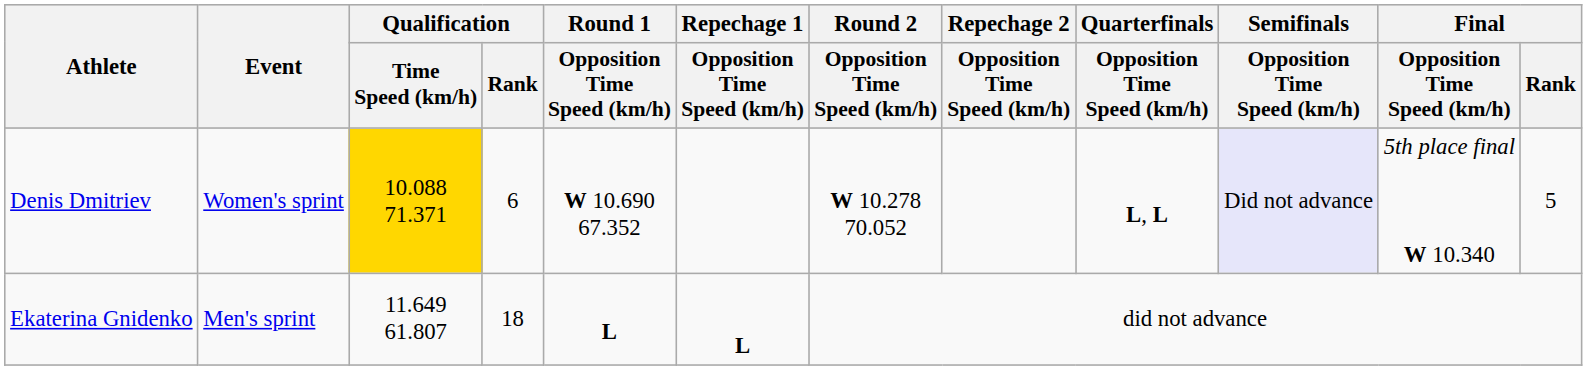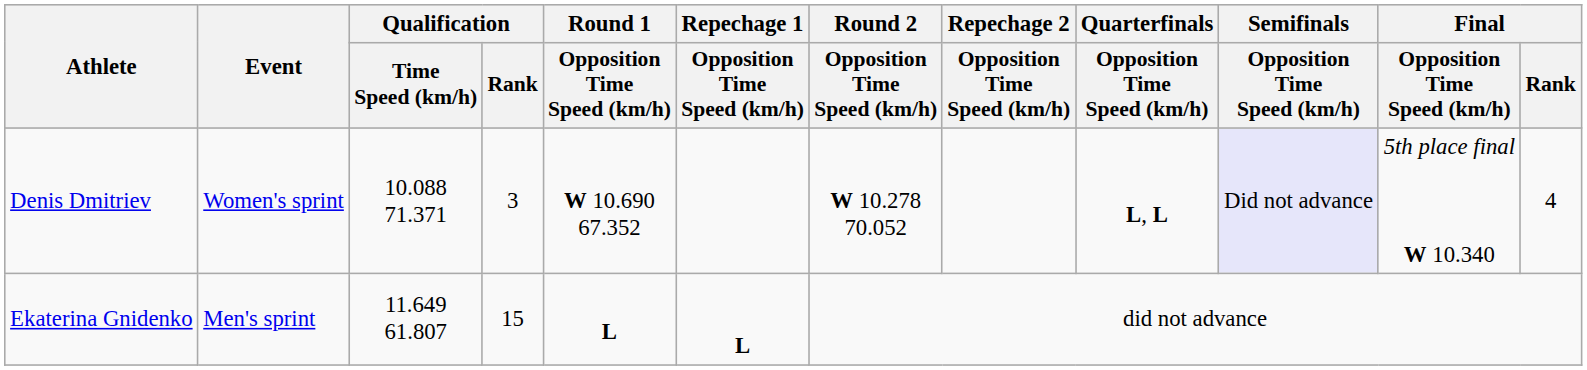(416, 200) gold background -> (416, 200) no background
(513, 200) 6 -> (513, 200) 3
(1551, 200) 5 -> (1551, 200) 4
(513, 319) 18 -> (513, 319) 15
